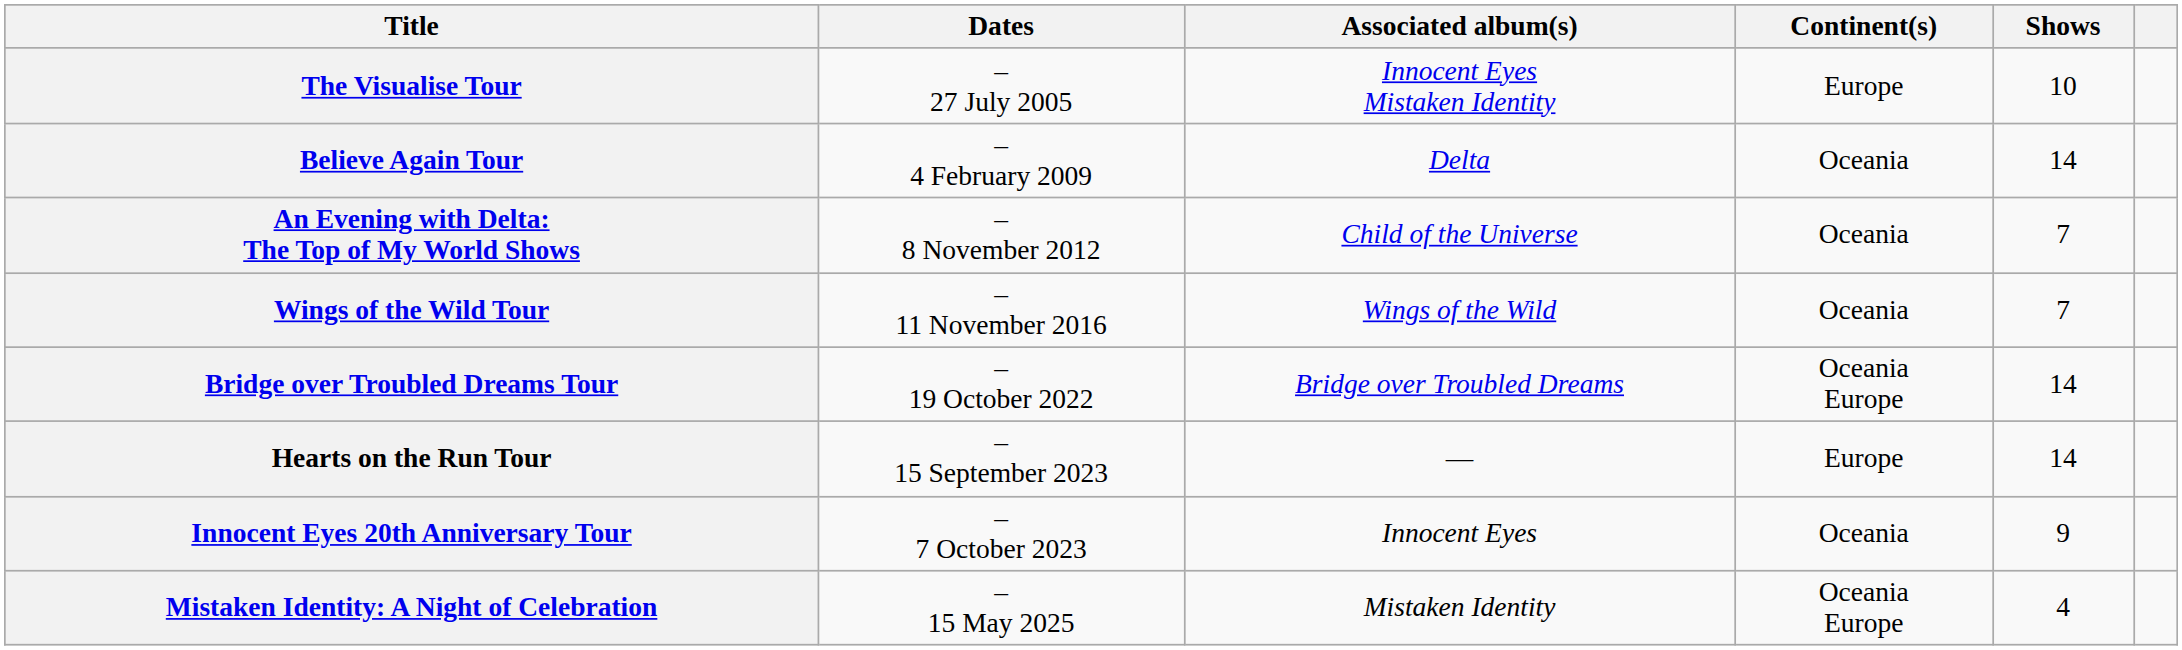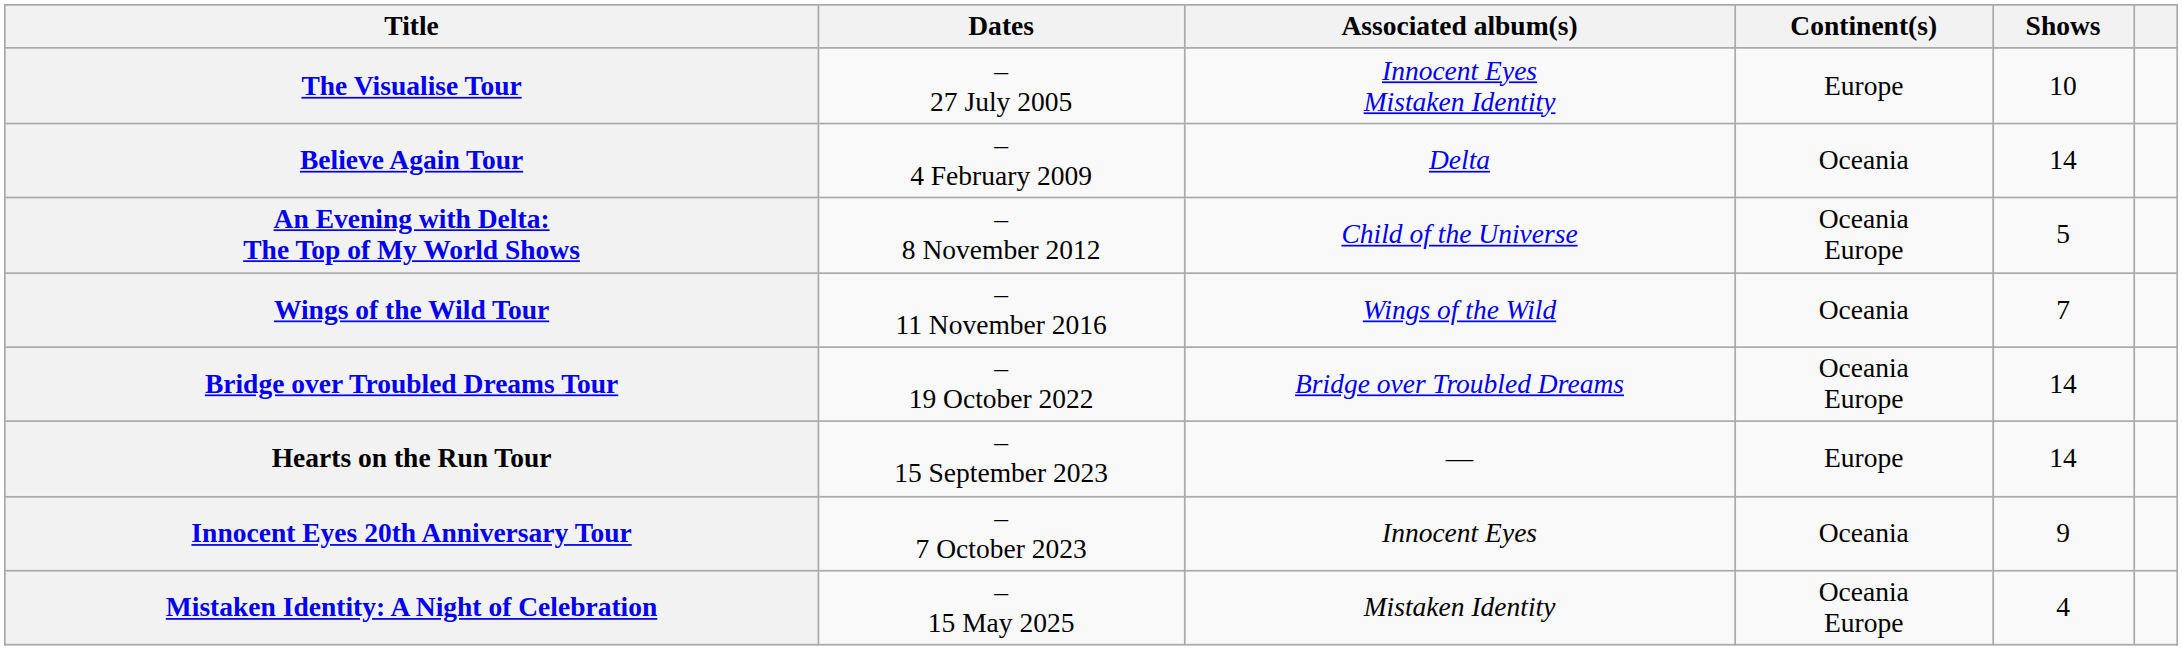(1864, 234) Oceania -> (1864, 234) Oceania Europe
(2063, 234) 7 -> (2063, 234) 5
